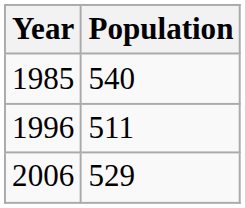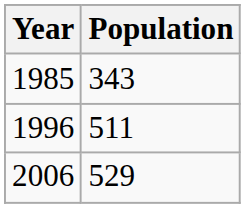(112, 78) 540 -> (112, 78) 343
